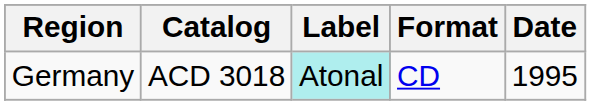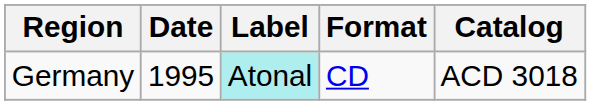columns swapped: (545, 28) <-> (217, 28)
